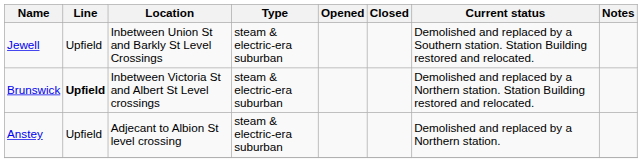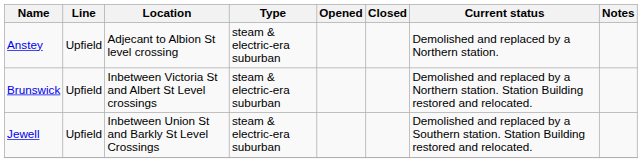rows swapped: (25, 135) <-> (23, 45)
(85, 90) bold -> (84, 90) normal
